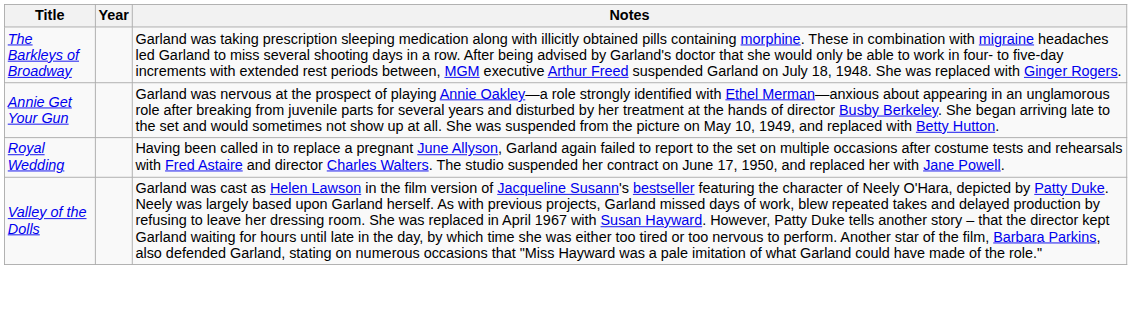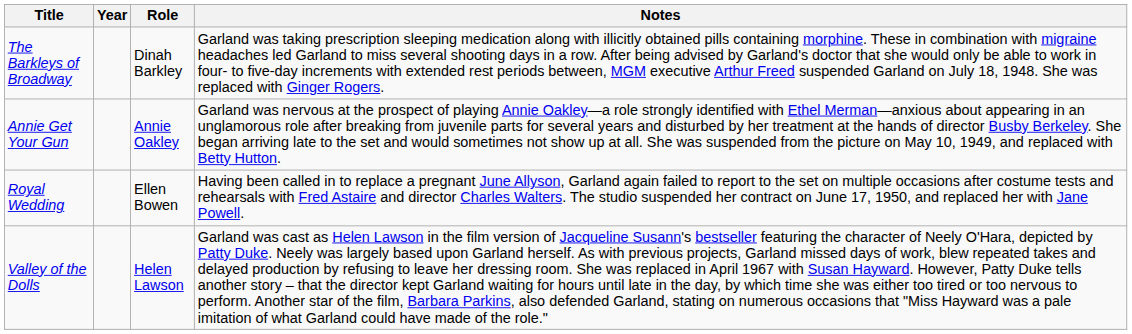+ column: (163, 15)
